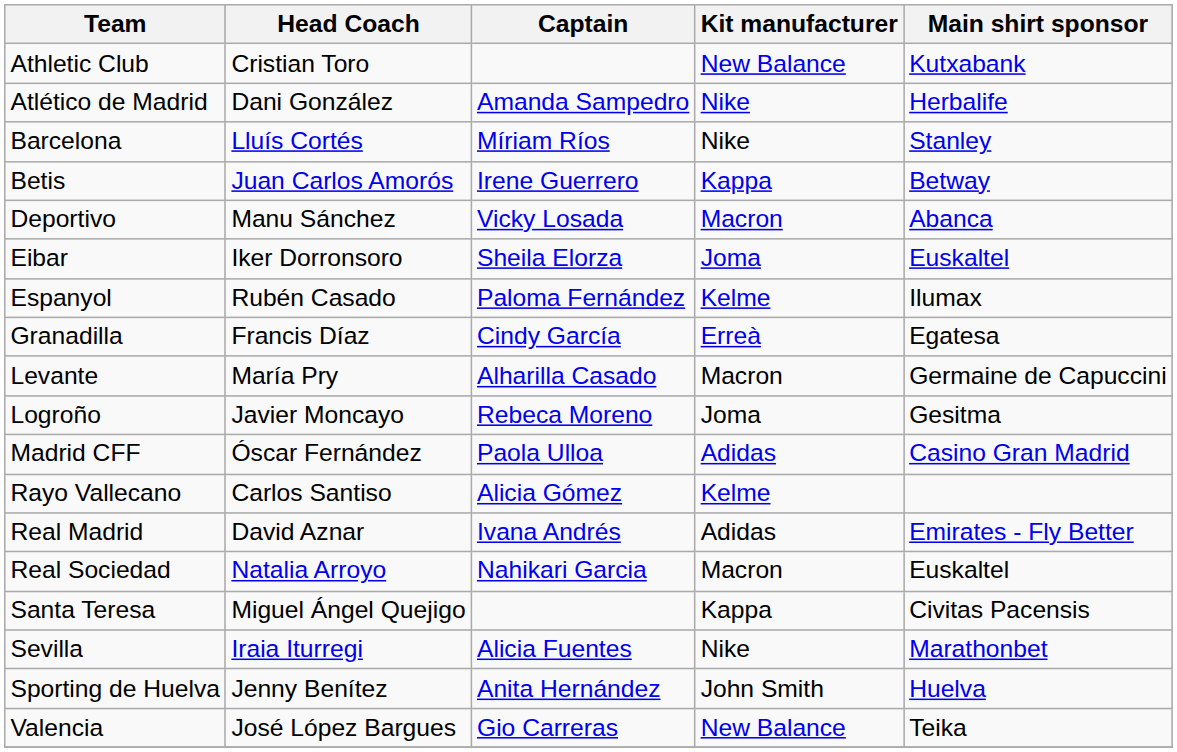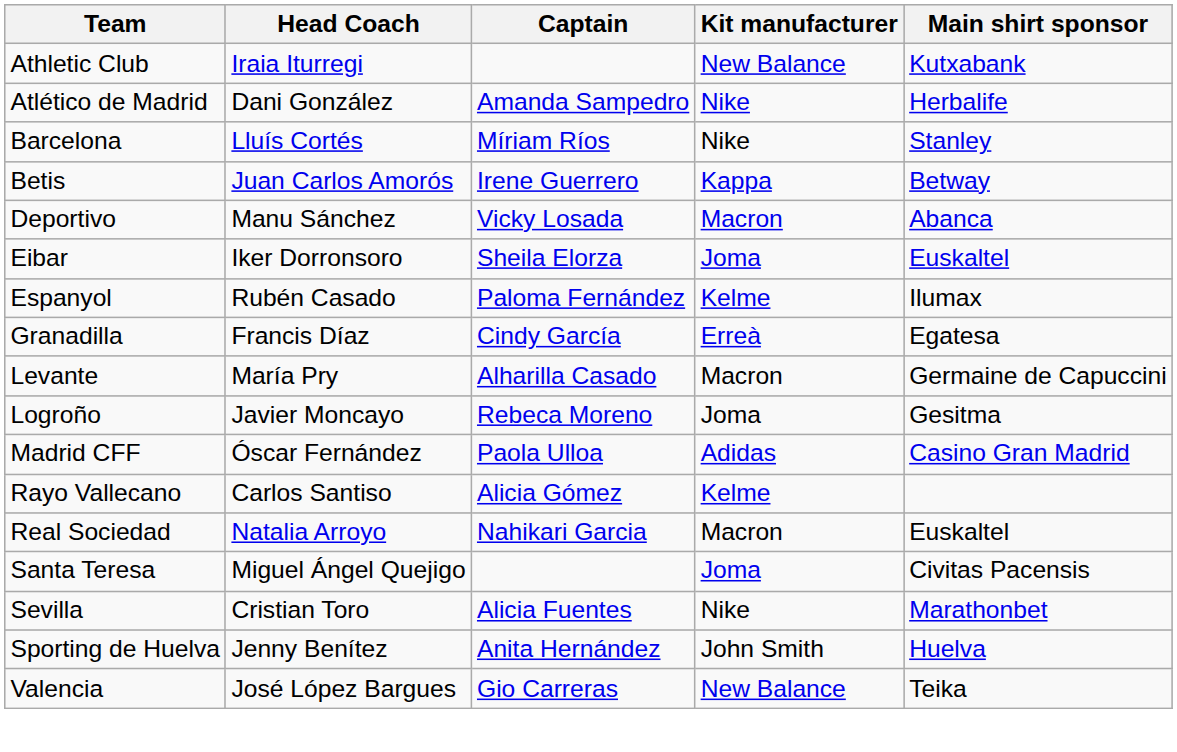(300, 63) Cristian Toro -> (297, 63) Iraia Iturregi
- row: (77, 532)
(736, 610) Kappa -> (731, 571) Joma
(297, 649) Iraia Iturregi -> (300, 610) Cristian Toro
